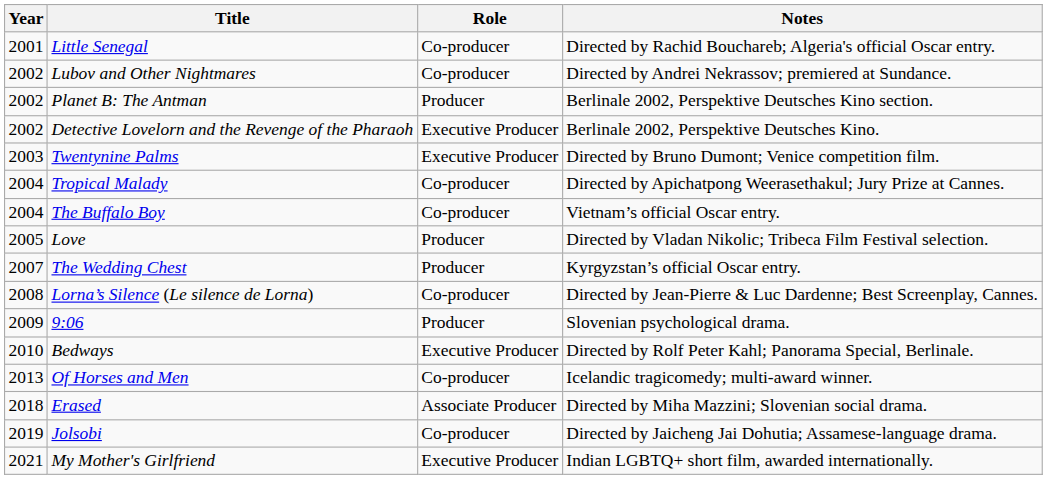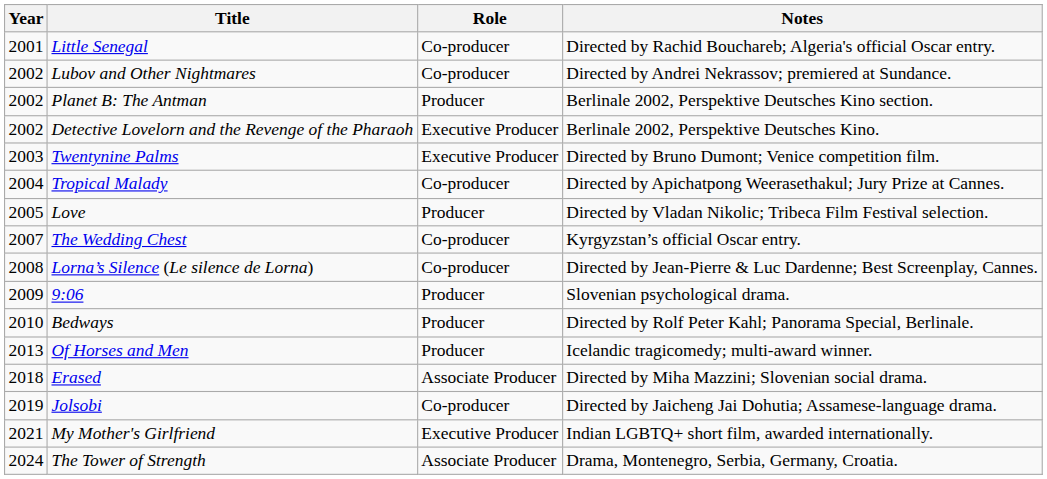- row: (108, 211)
(453, 267) Producer -> (465, 239) Co-producer
(490, 350) Executive Producer -> (453, 322) Producer
(465, 377) Co-producer -> (453, 350) Producer
+ row: (129, 460)
